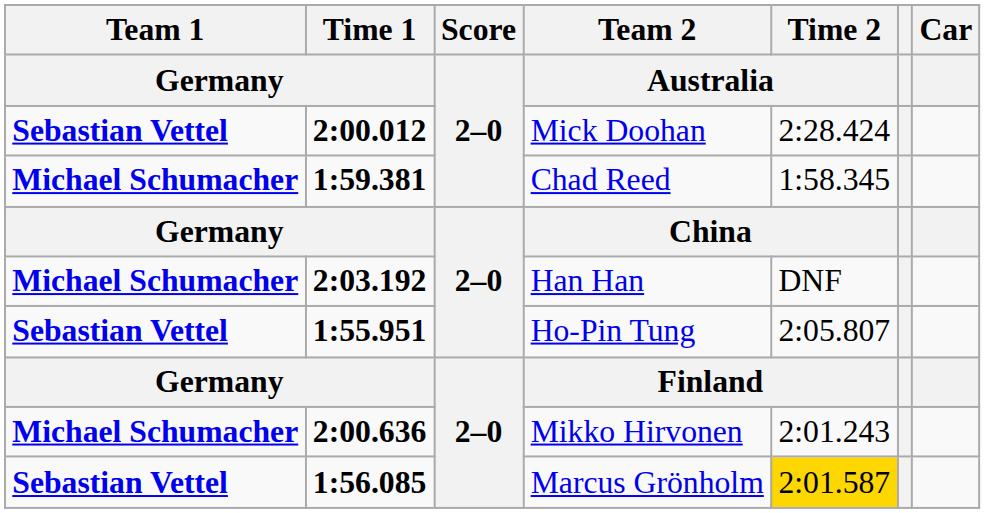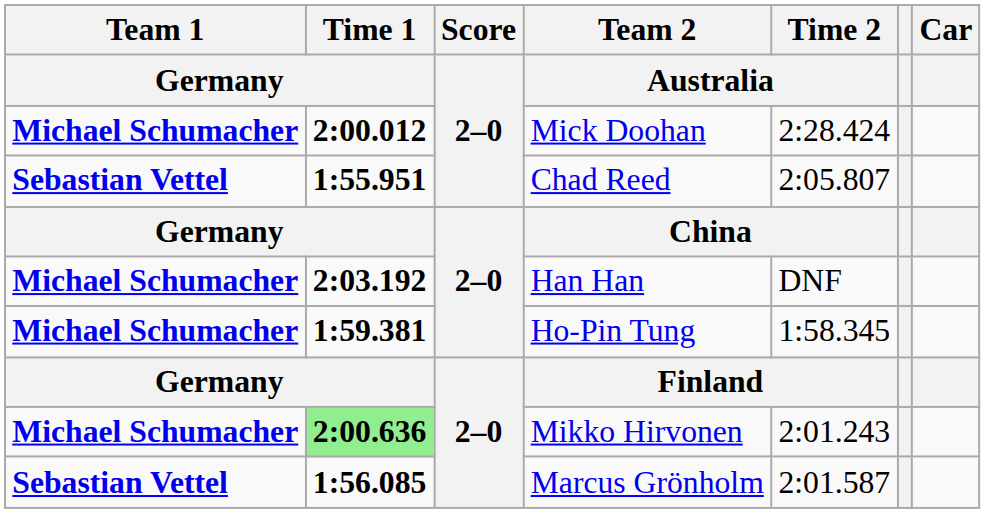(120, 130) Sebastian Vettel -> (155, 130) Michael Schumacher
(155, 180) Michael Schumacher -> (120, 180) Sebastian Vettel
(370, 180) 1:59.381 -> (370, 180) 1:55.951
(834, 180) 1:58.345 -> (834, 180) 2:05.807
(120, 331) Sebastian Vettel -> (155, 331) Michael Schumacher
(370, 331) 1:55.951 -> (370, 331) 1:59.381
(834, 331) 2:05.807 -> (834, 331) 1:58.345
(370, 431) no background -> (370, 431) lightgreen background
(834, 481) gold background -> (834, 481) no background
